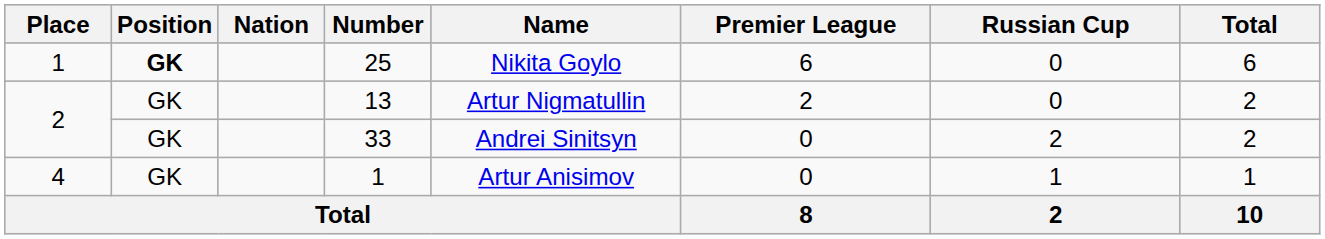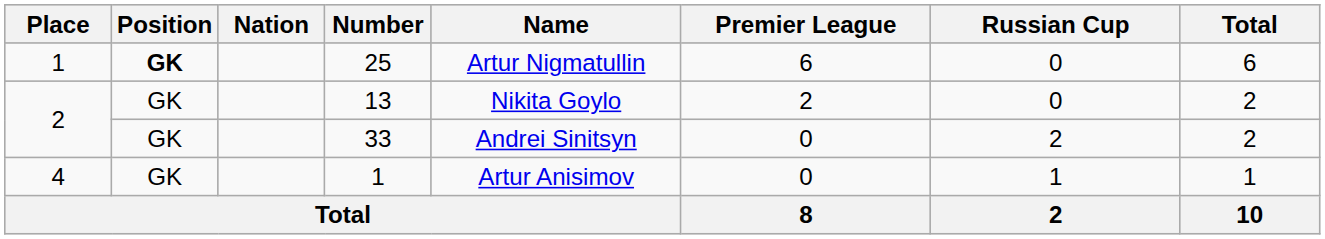(556, 62) Nikita Goylo -> (556, 62) Artur Nigmatullin
(556, 101) Artur Nigmatullin -> (556, 101) Nikita Goylo
